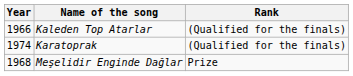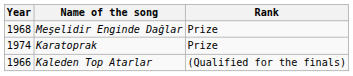rows swapped: (94, 29) <-> (109, 62)
(267, 46) (Qualified for the finals) -> (203, 46) Prize
